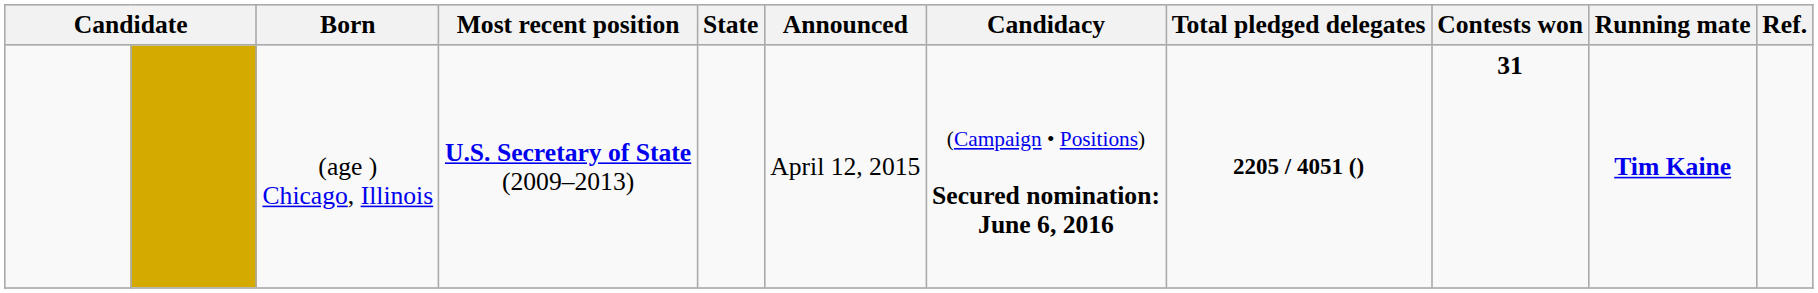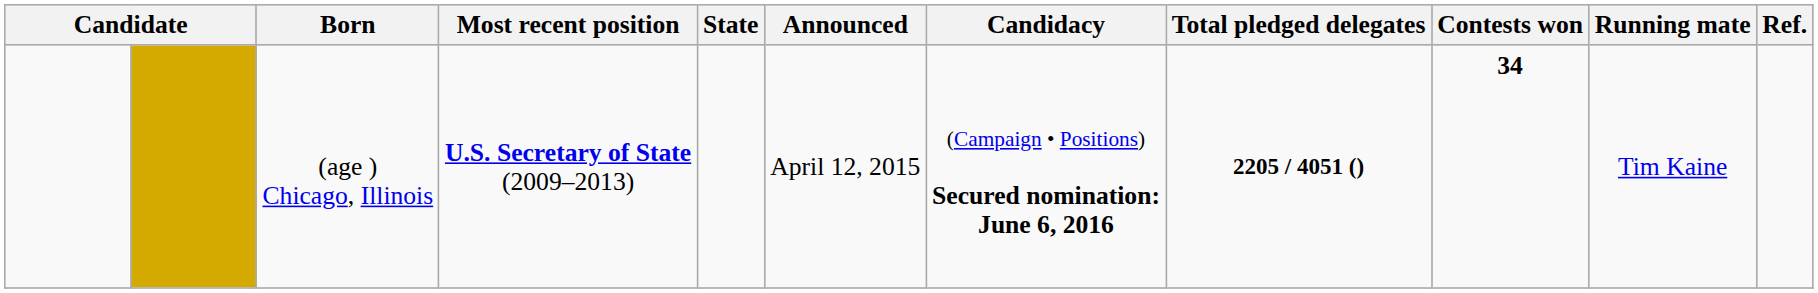(1510, 65) 31 -> (1510, 65) 34
(1673, 166) bold -> (1673, 166) normal
